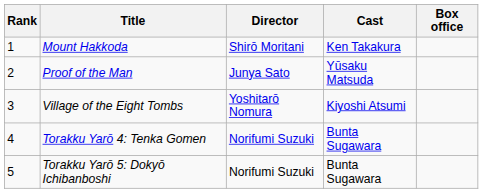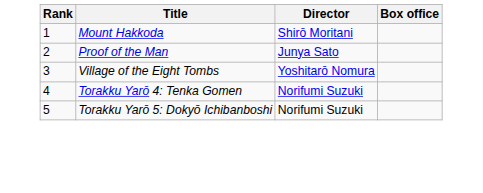- column: (370, 20)
